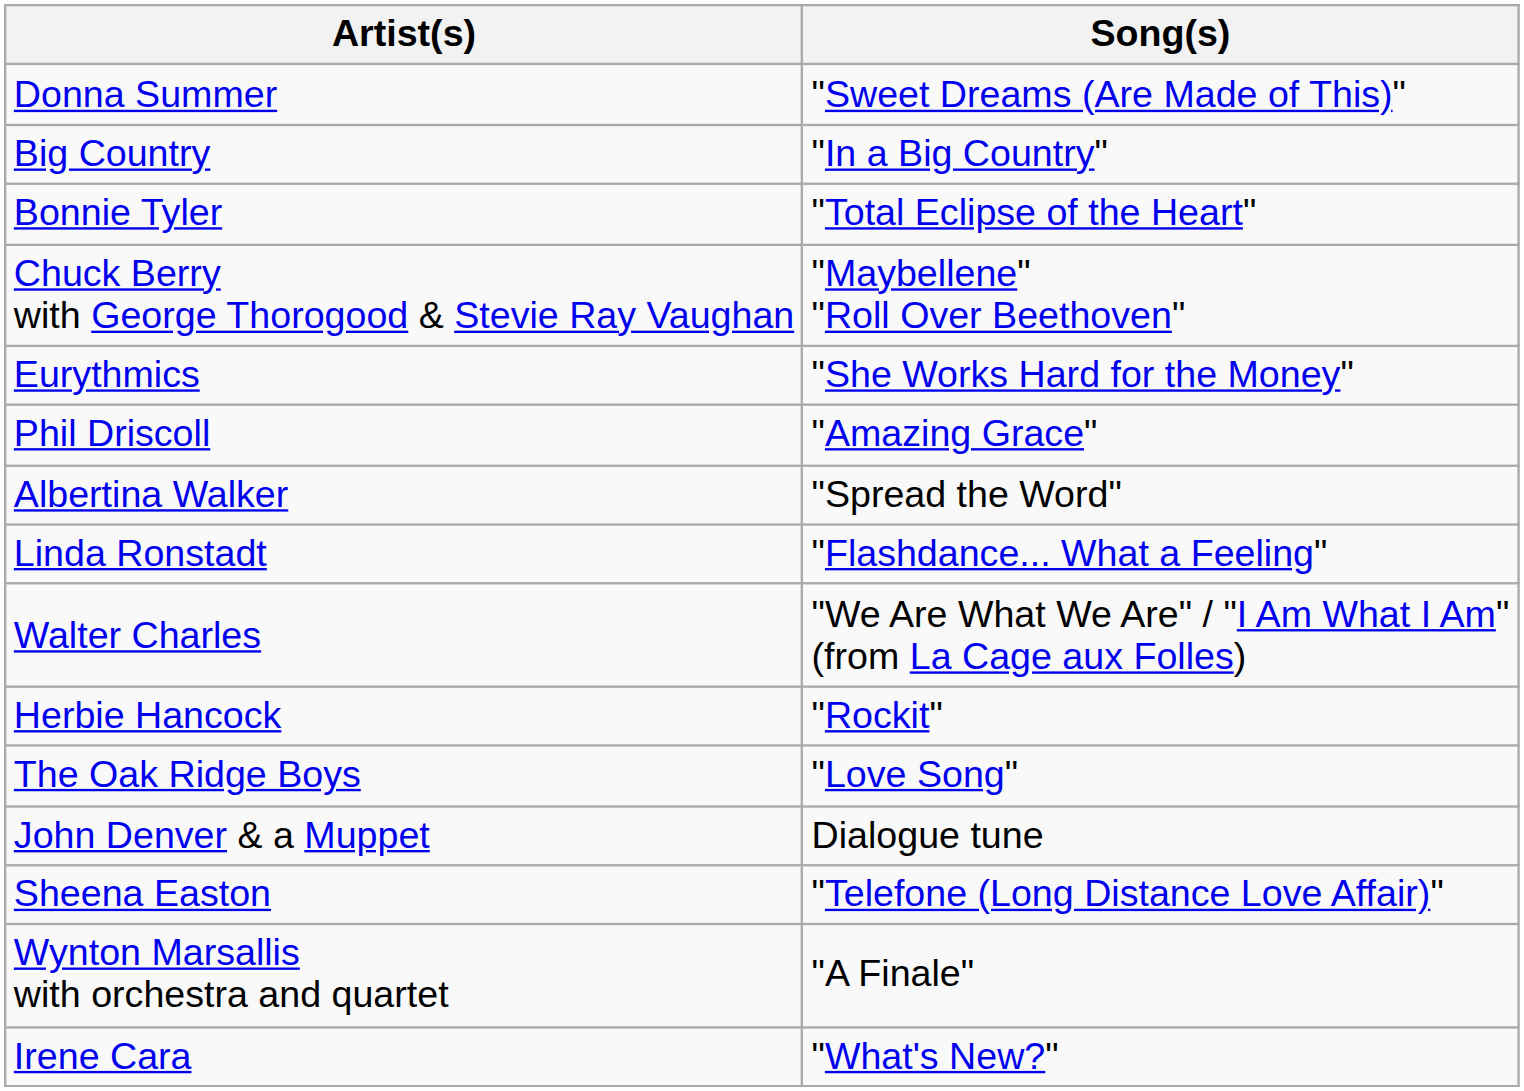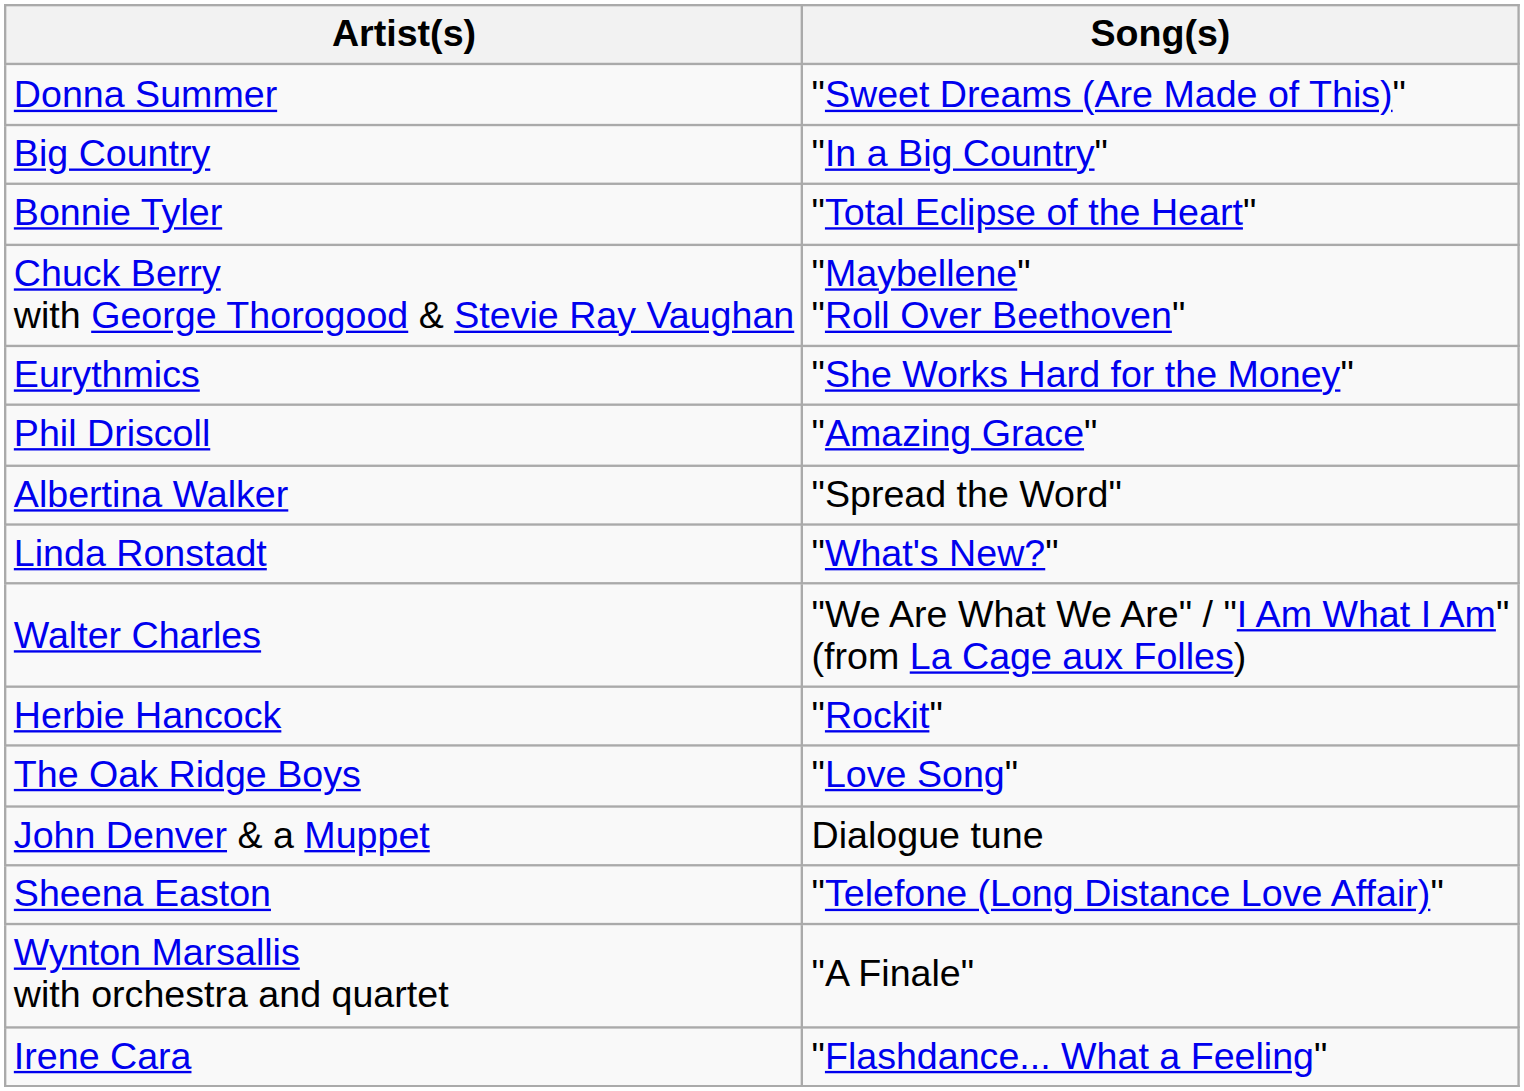(1069, 553) "Flashdance... What a Feeling" -> (935, 553) "What's New?"
(935, 1055) "What's New?" -> (1069, 1055) "Flashdance... What a Feeling"
